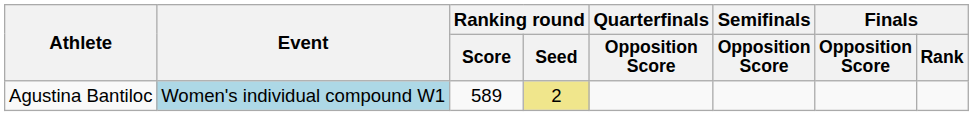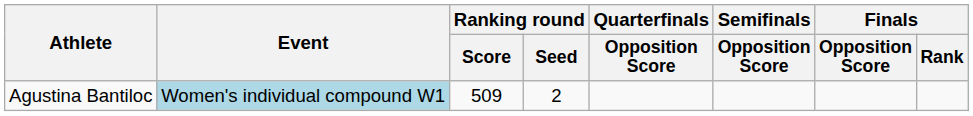(487, 96) 589 -> (487, 96) 509
(556, 96) khaki background -> (556, 96) no background
